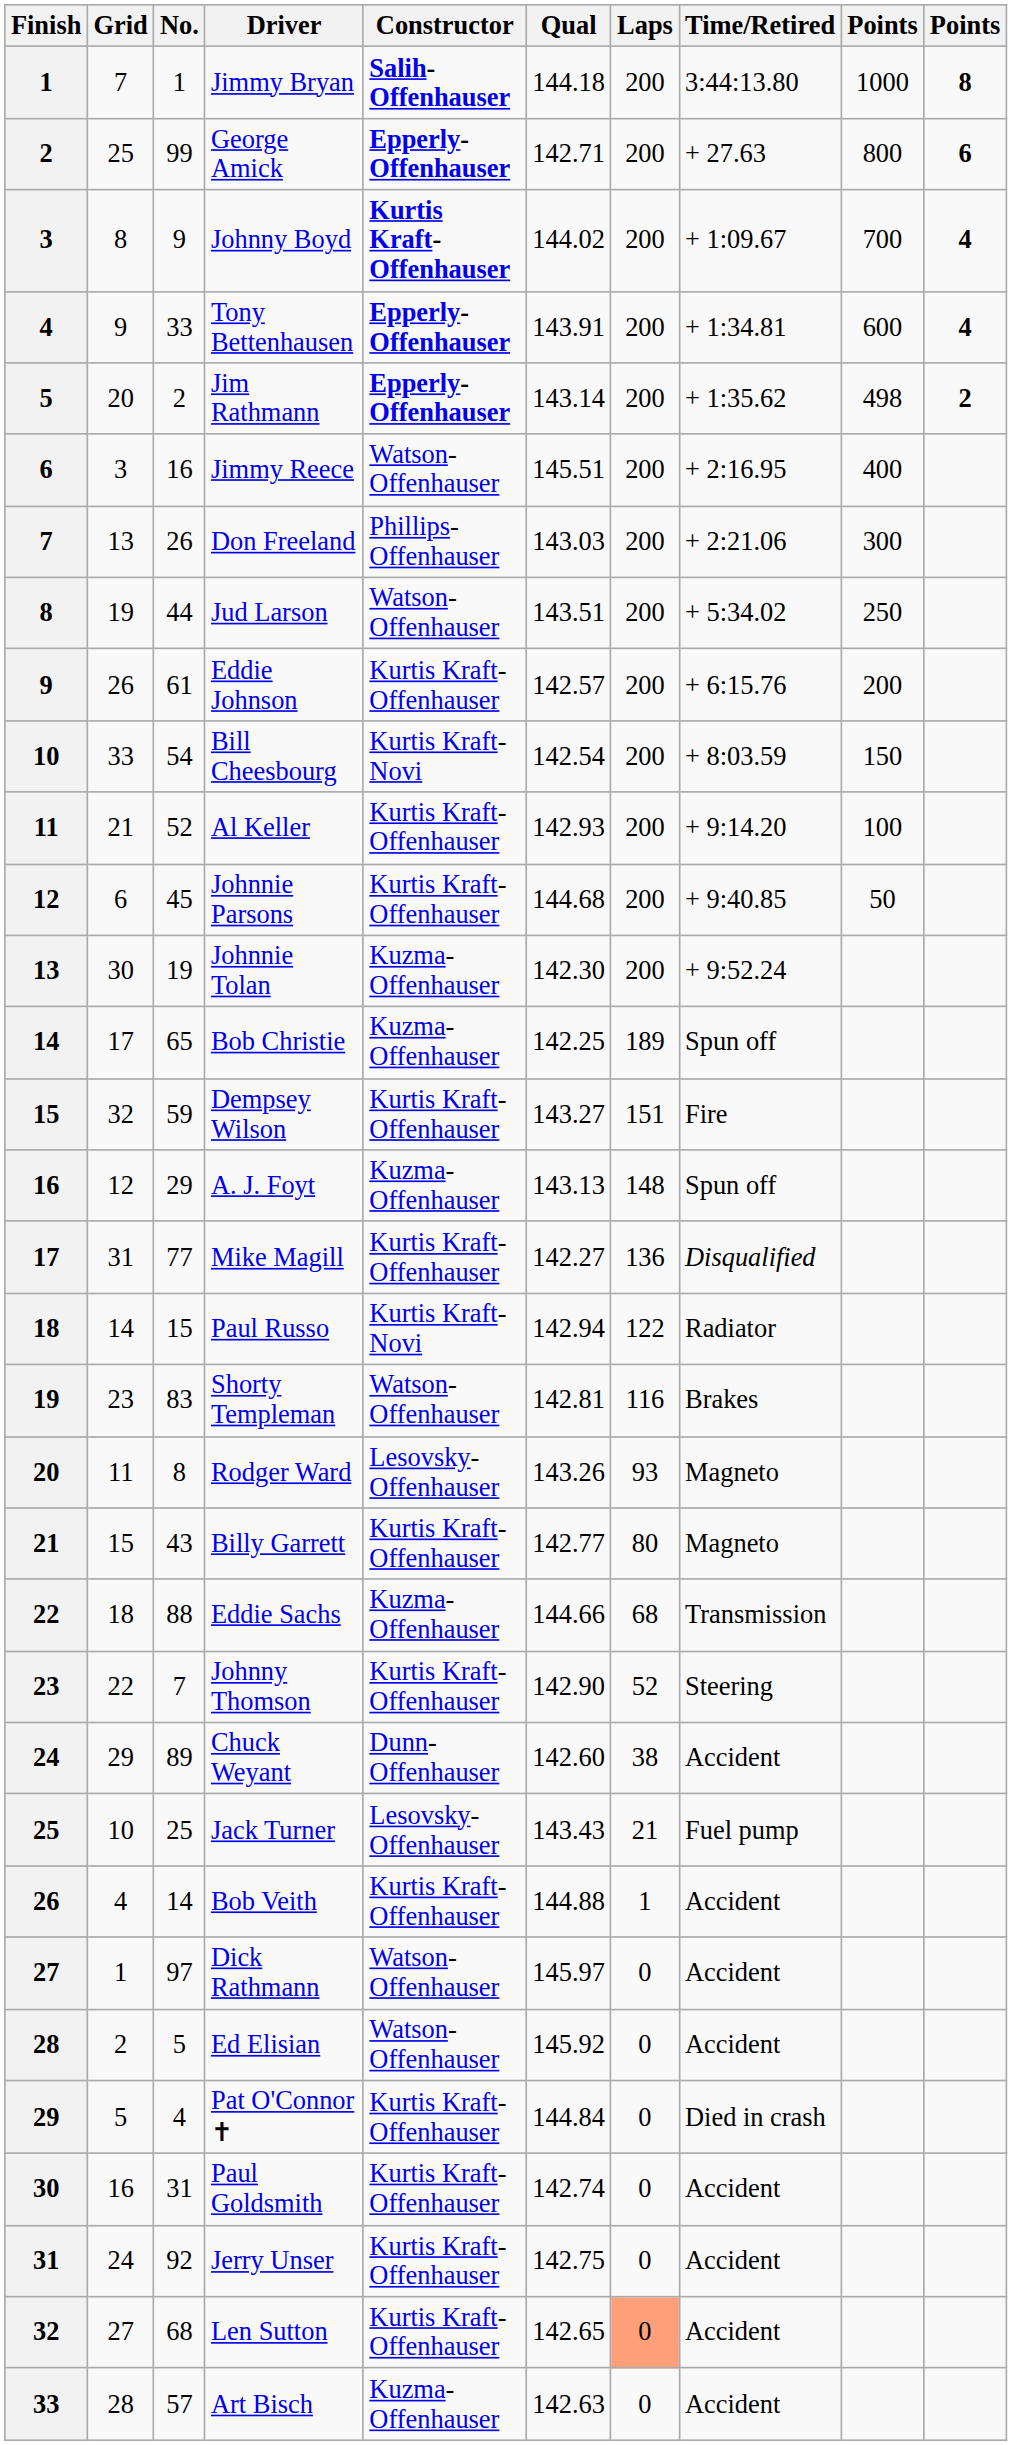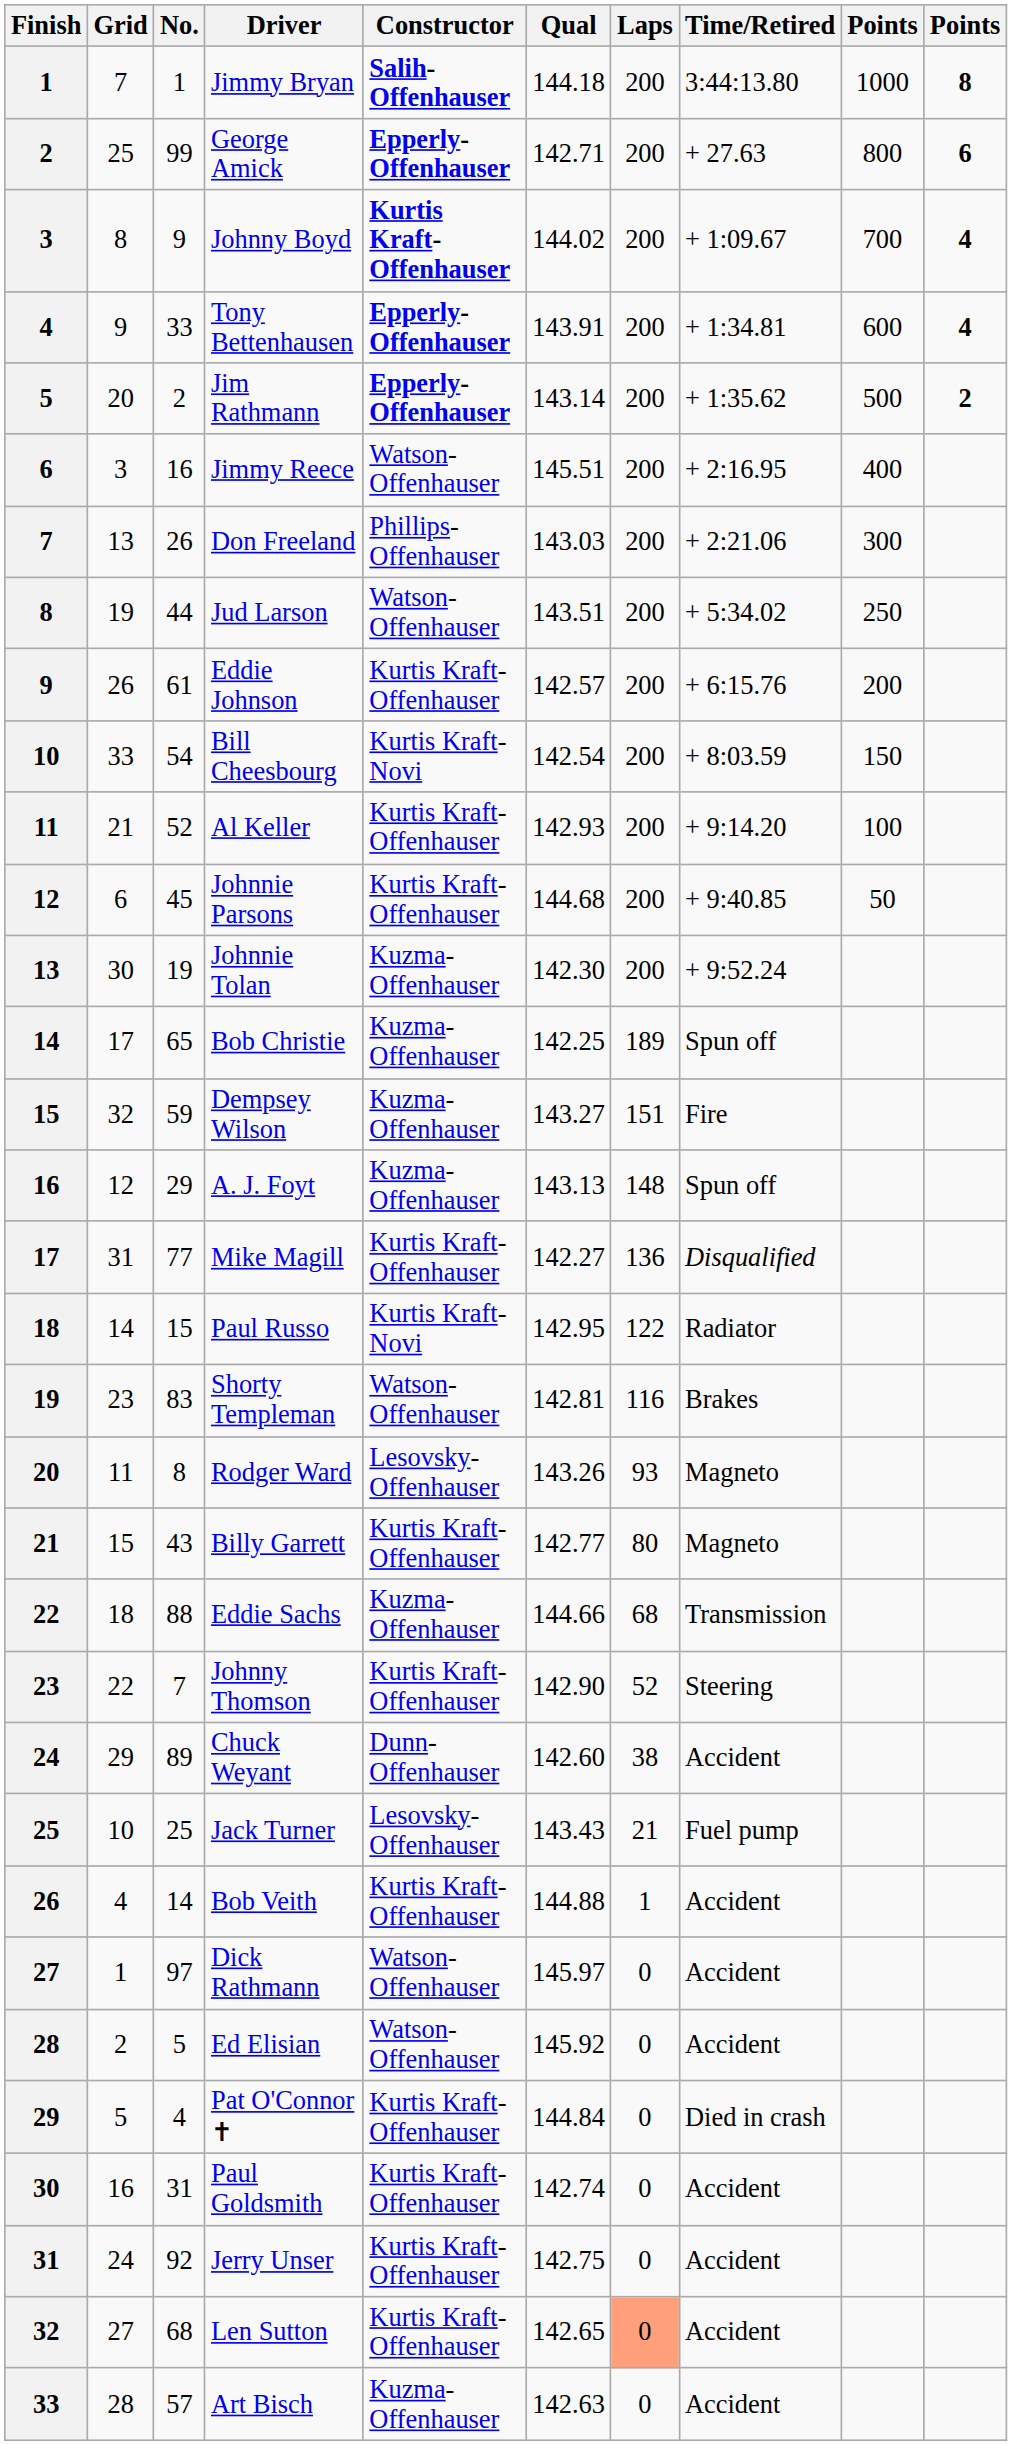(882, 398) 498 -> (882, 398) 500
(438, 1113) Kurtis Kraft-Offenhauser -> (434, 1113) Kuzma-Offenhauser
(569, 1328) 142.94 -> (569, 1328) 142.95
